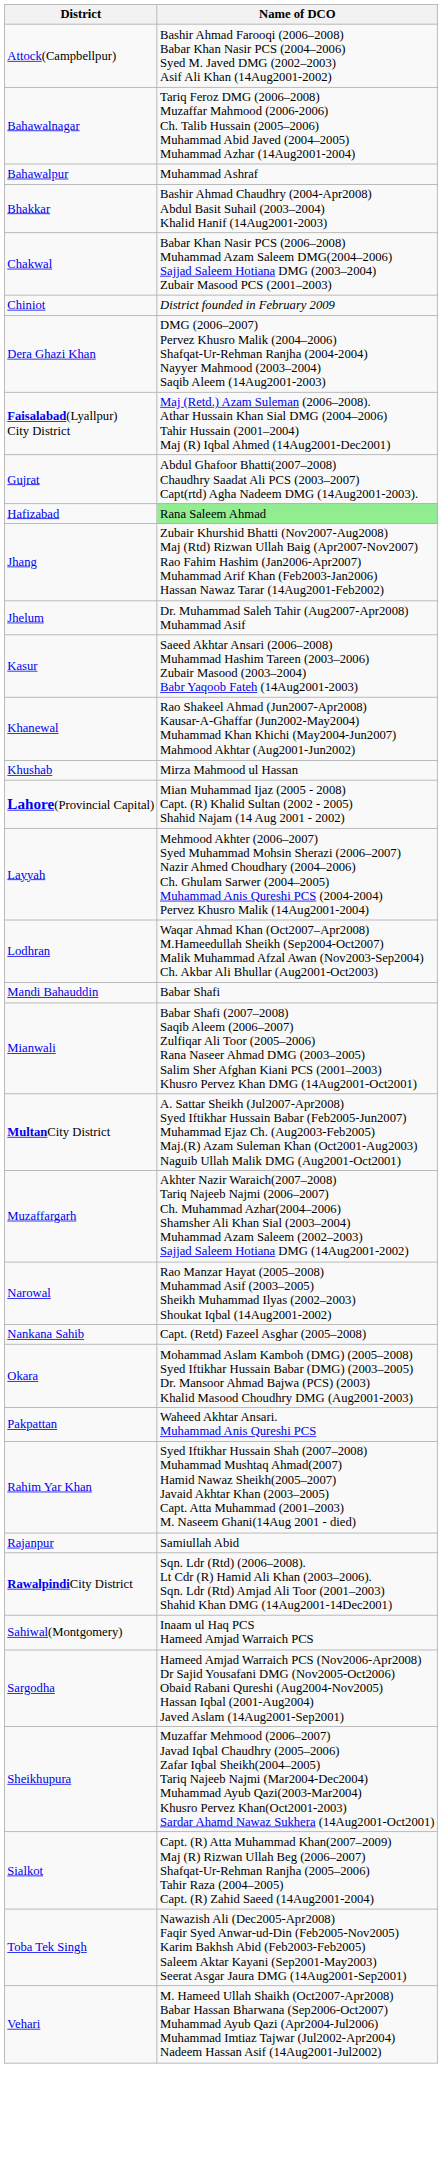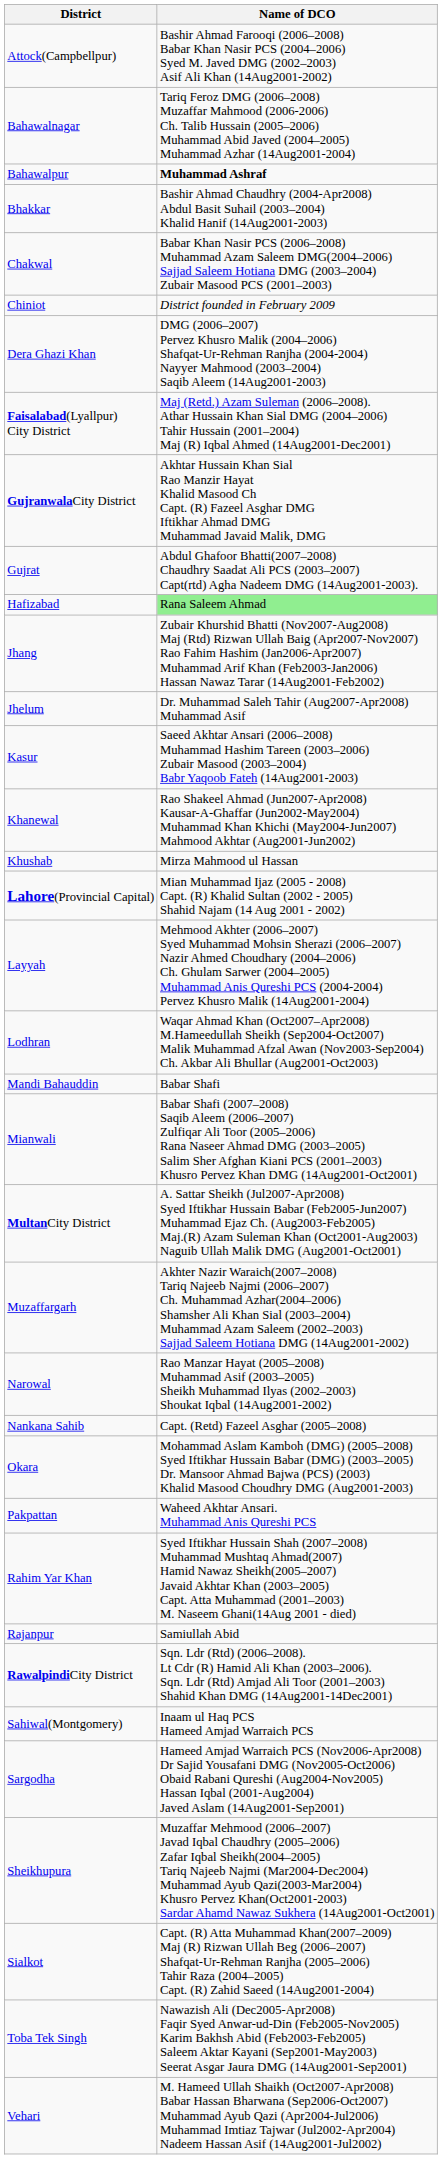(209, 174) normal -> (213, 174) bold
+ row: (71, 500)
